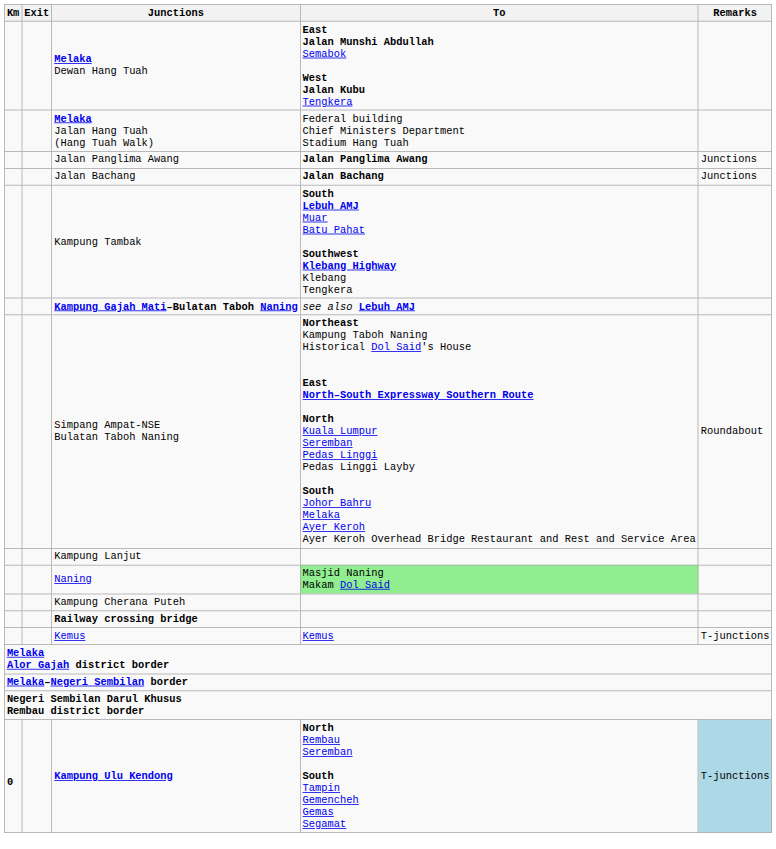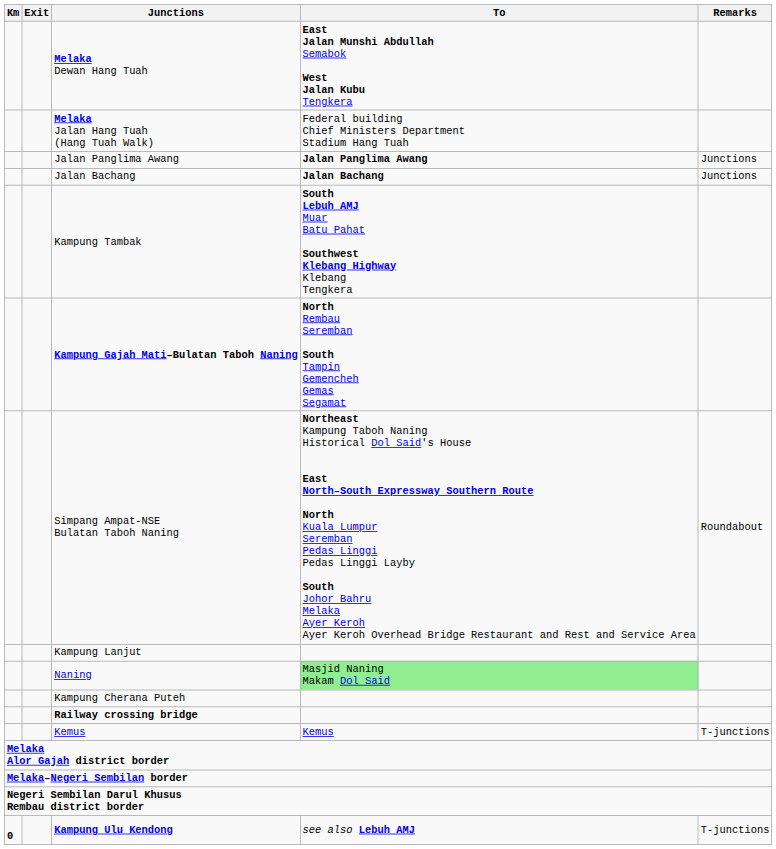(359, 307) see also Lebuh AMJ -> (331, 355) North Rembau Seremban South Tampin Gemencheh Gemas Segamat
(331, 776) North Rembau Seremban South Tampin Gemencheh Gemas Segamat -> (359, 830) see also Lebuh AMJ
(735, 776) lightblue background -> (735, 830) no background
